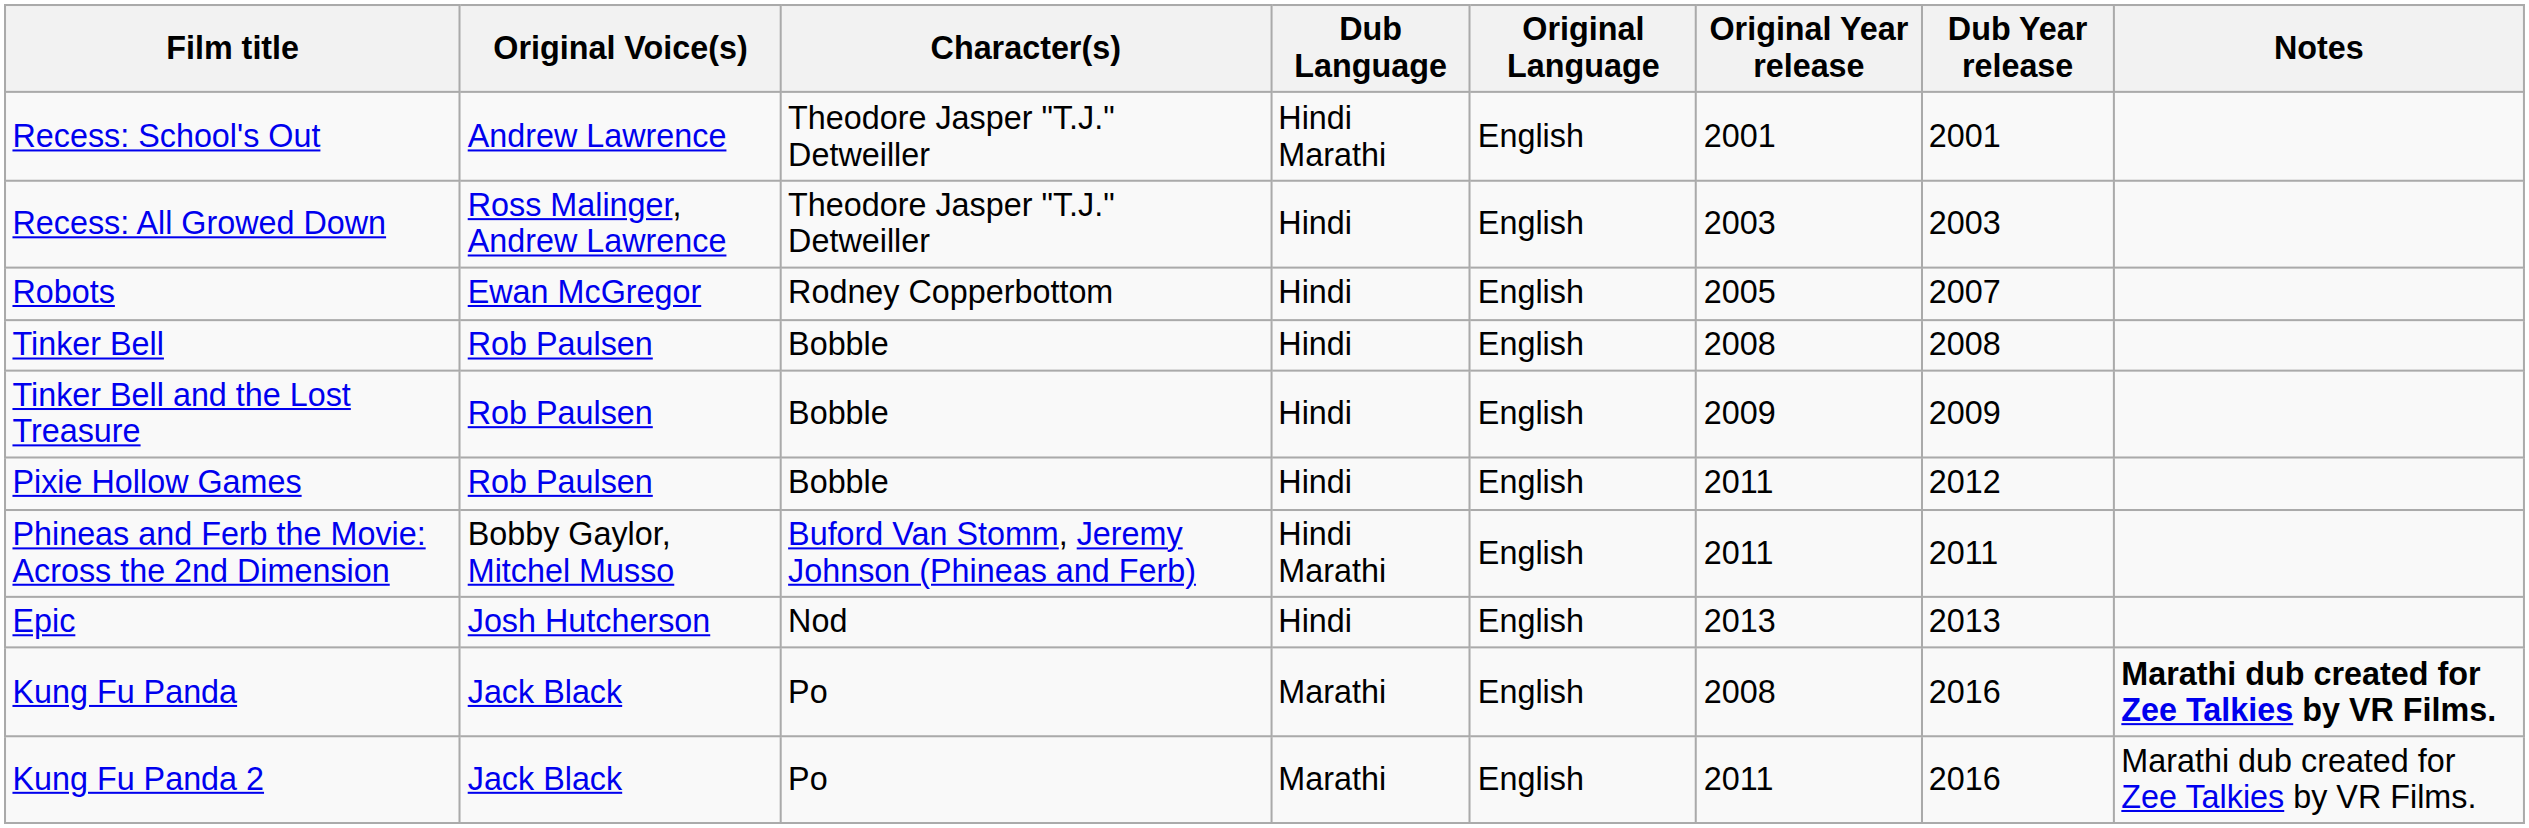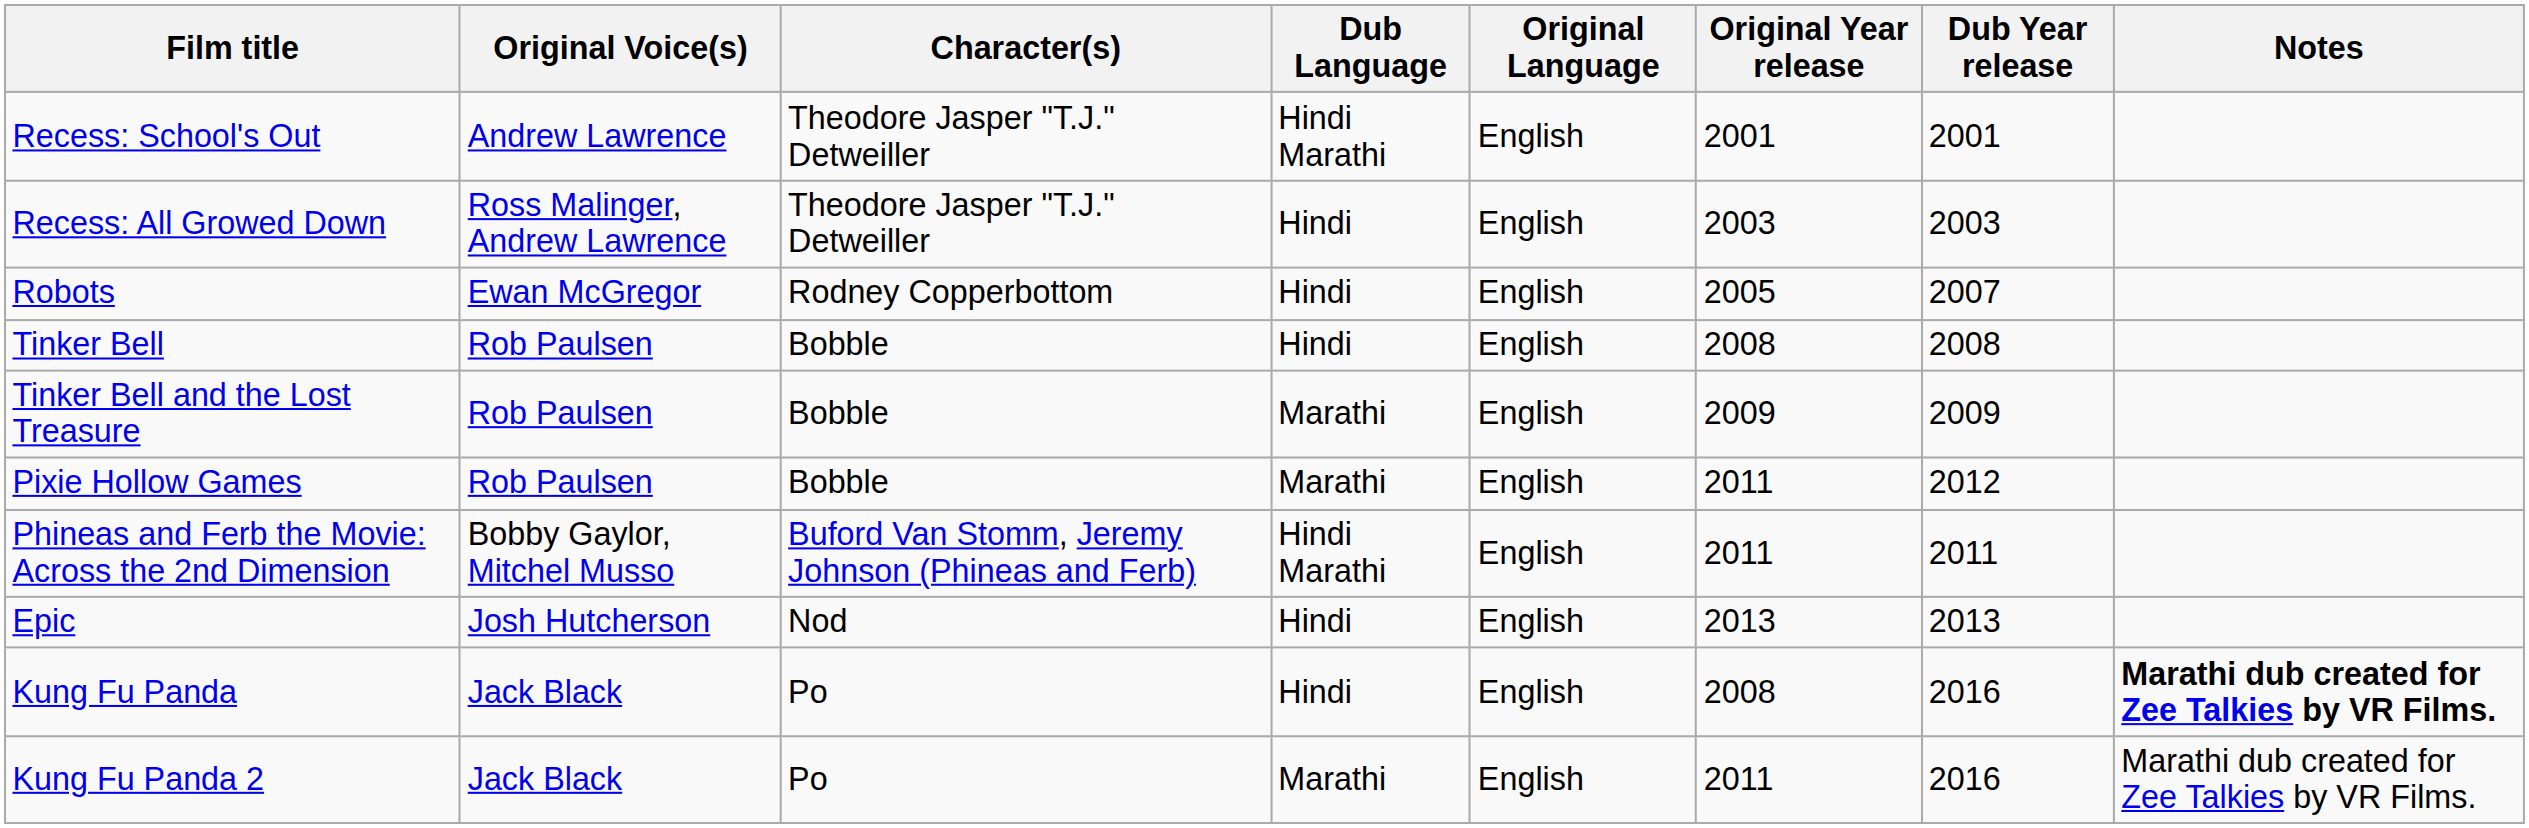(1315, 413) Hindi -> (1332, 413) Marathi
(1315, 483) Hindi -> (1332, 483) Marathi
(1332, 691) Marathi -> (1315, 691) Hindi
